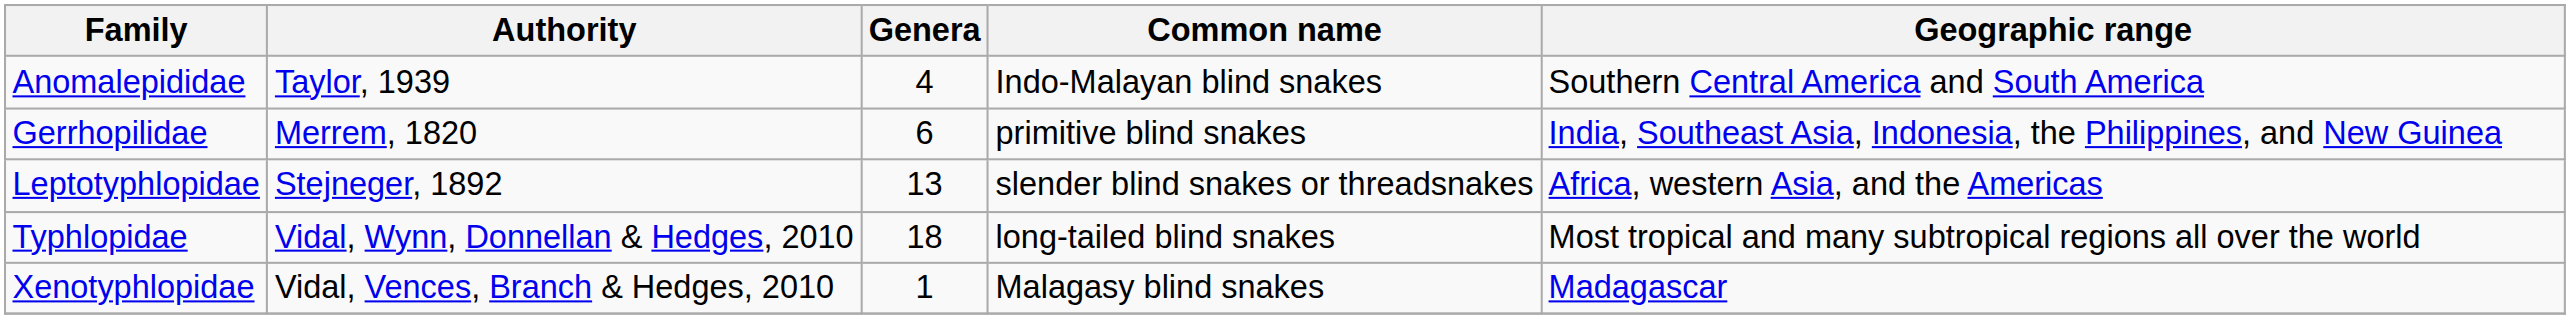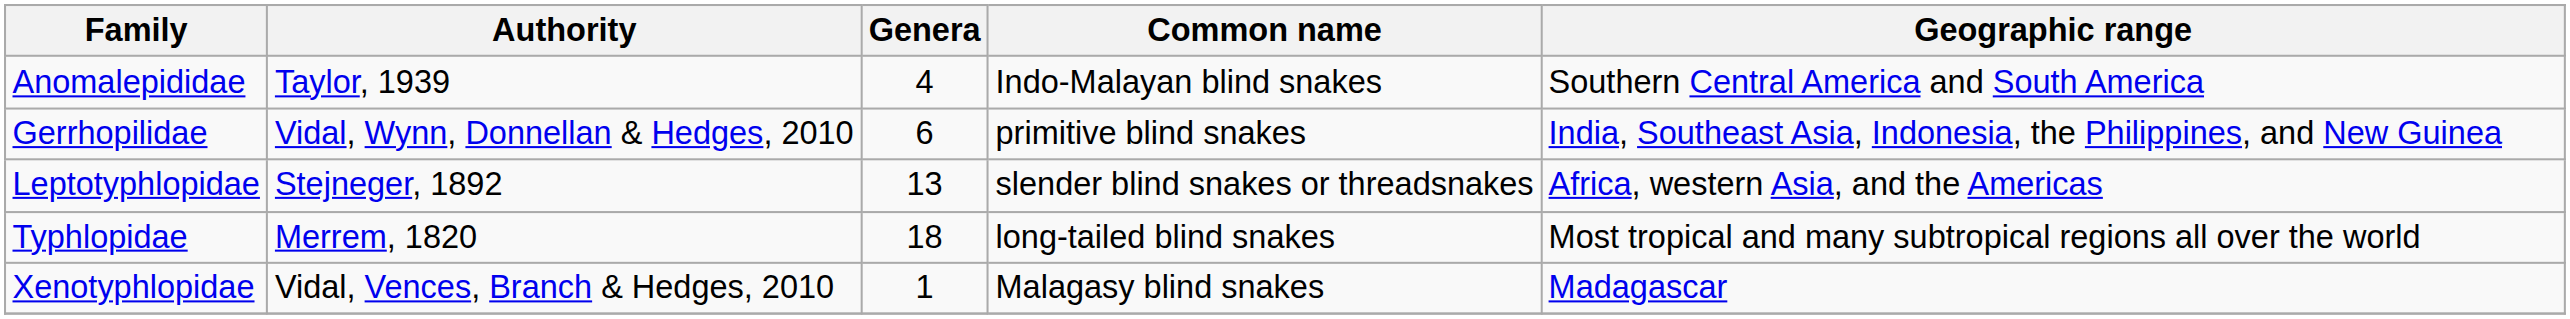(376, 133) Merrem, 1820 -> (564, 133) Vidal, Wynn, Donnellan & Hedges, 2010
(564, 236) Vidal, Wynn, Donnellan & Hedges, 2010 -> (376, 236) Merrem, 1820
